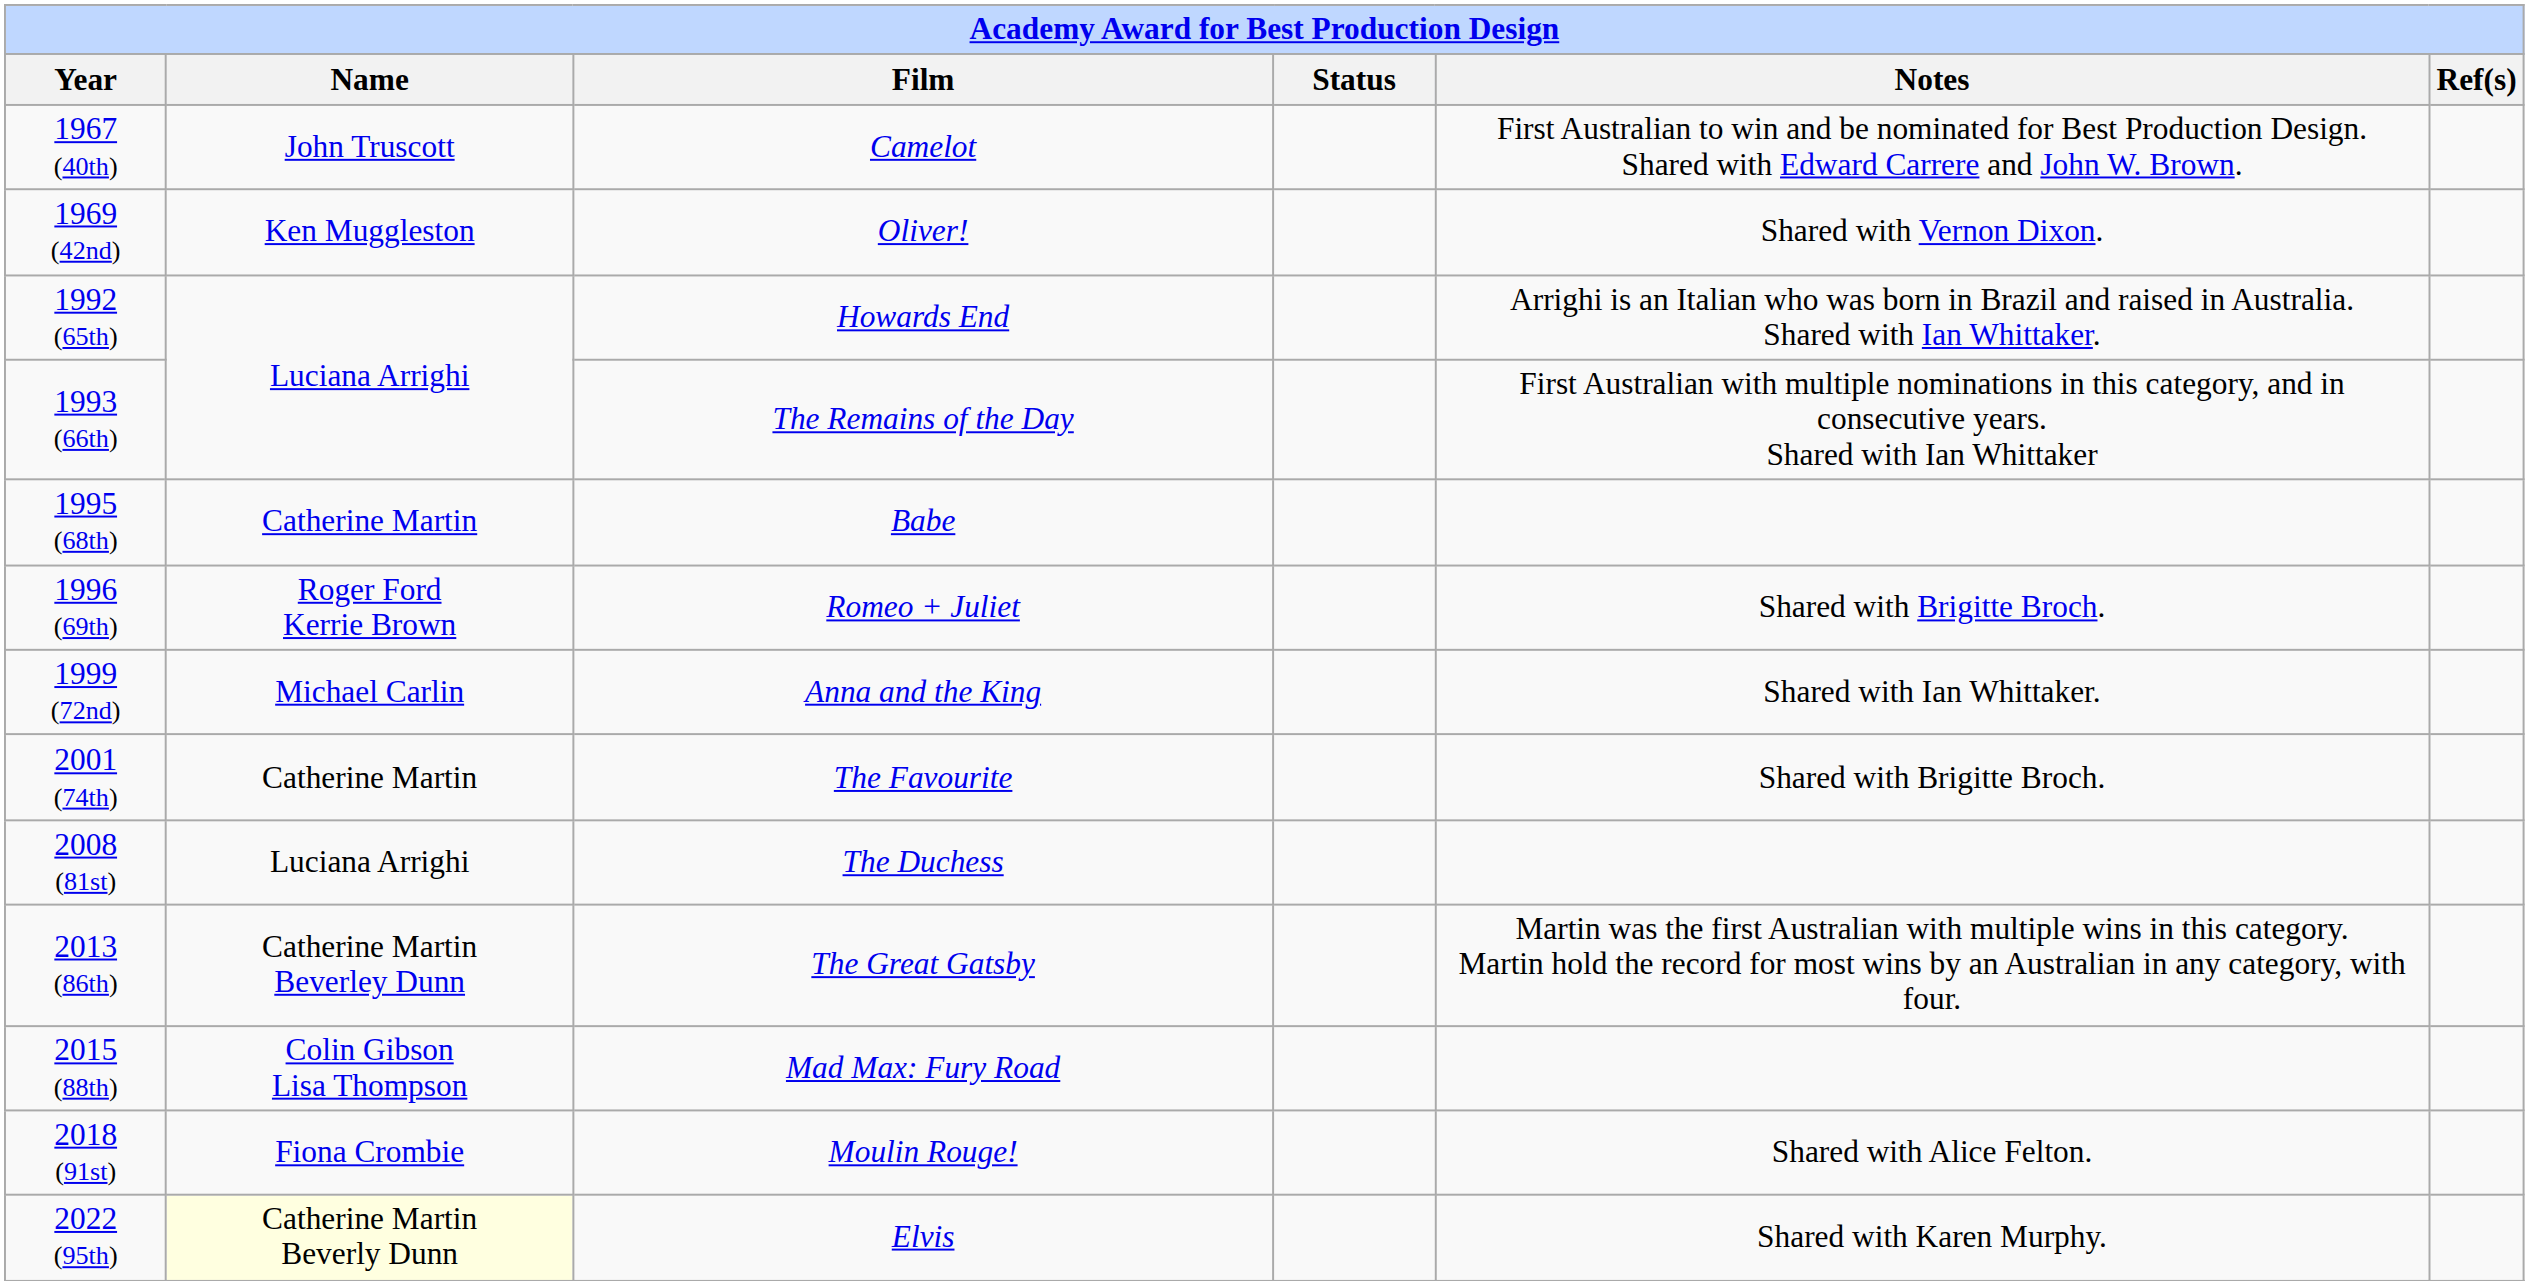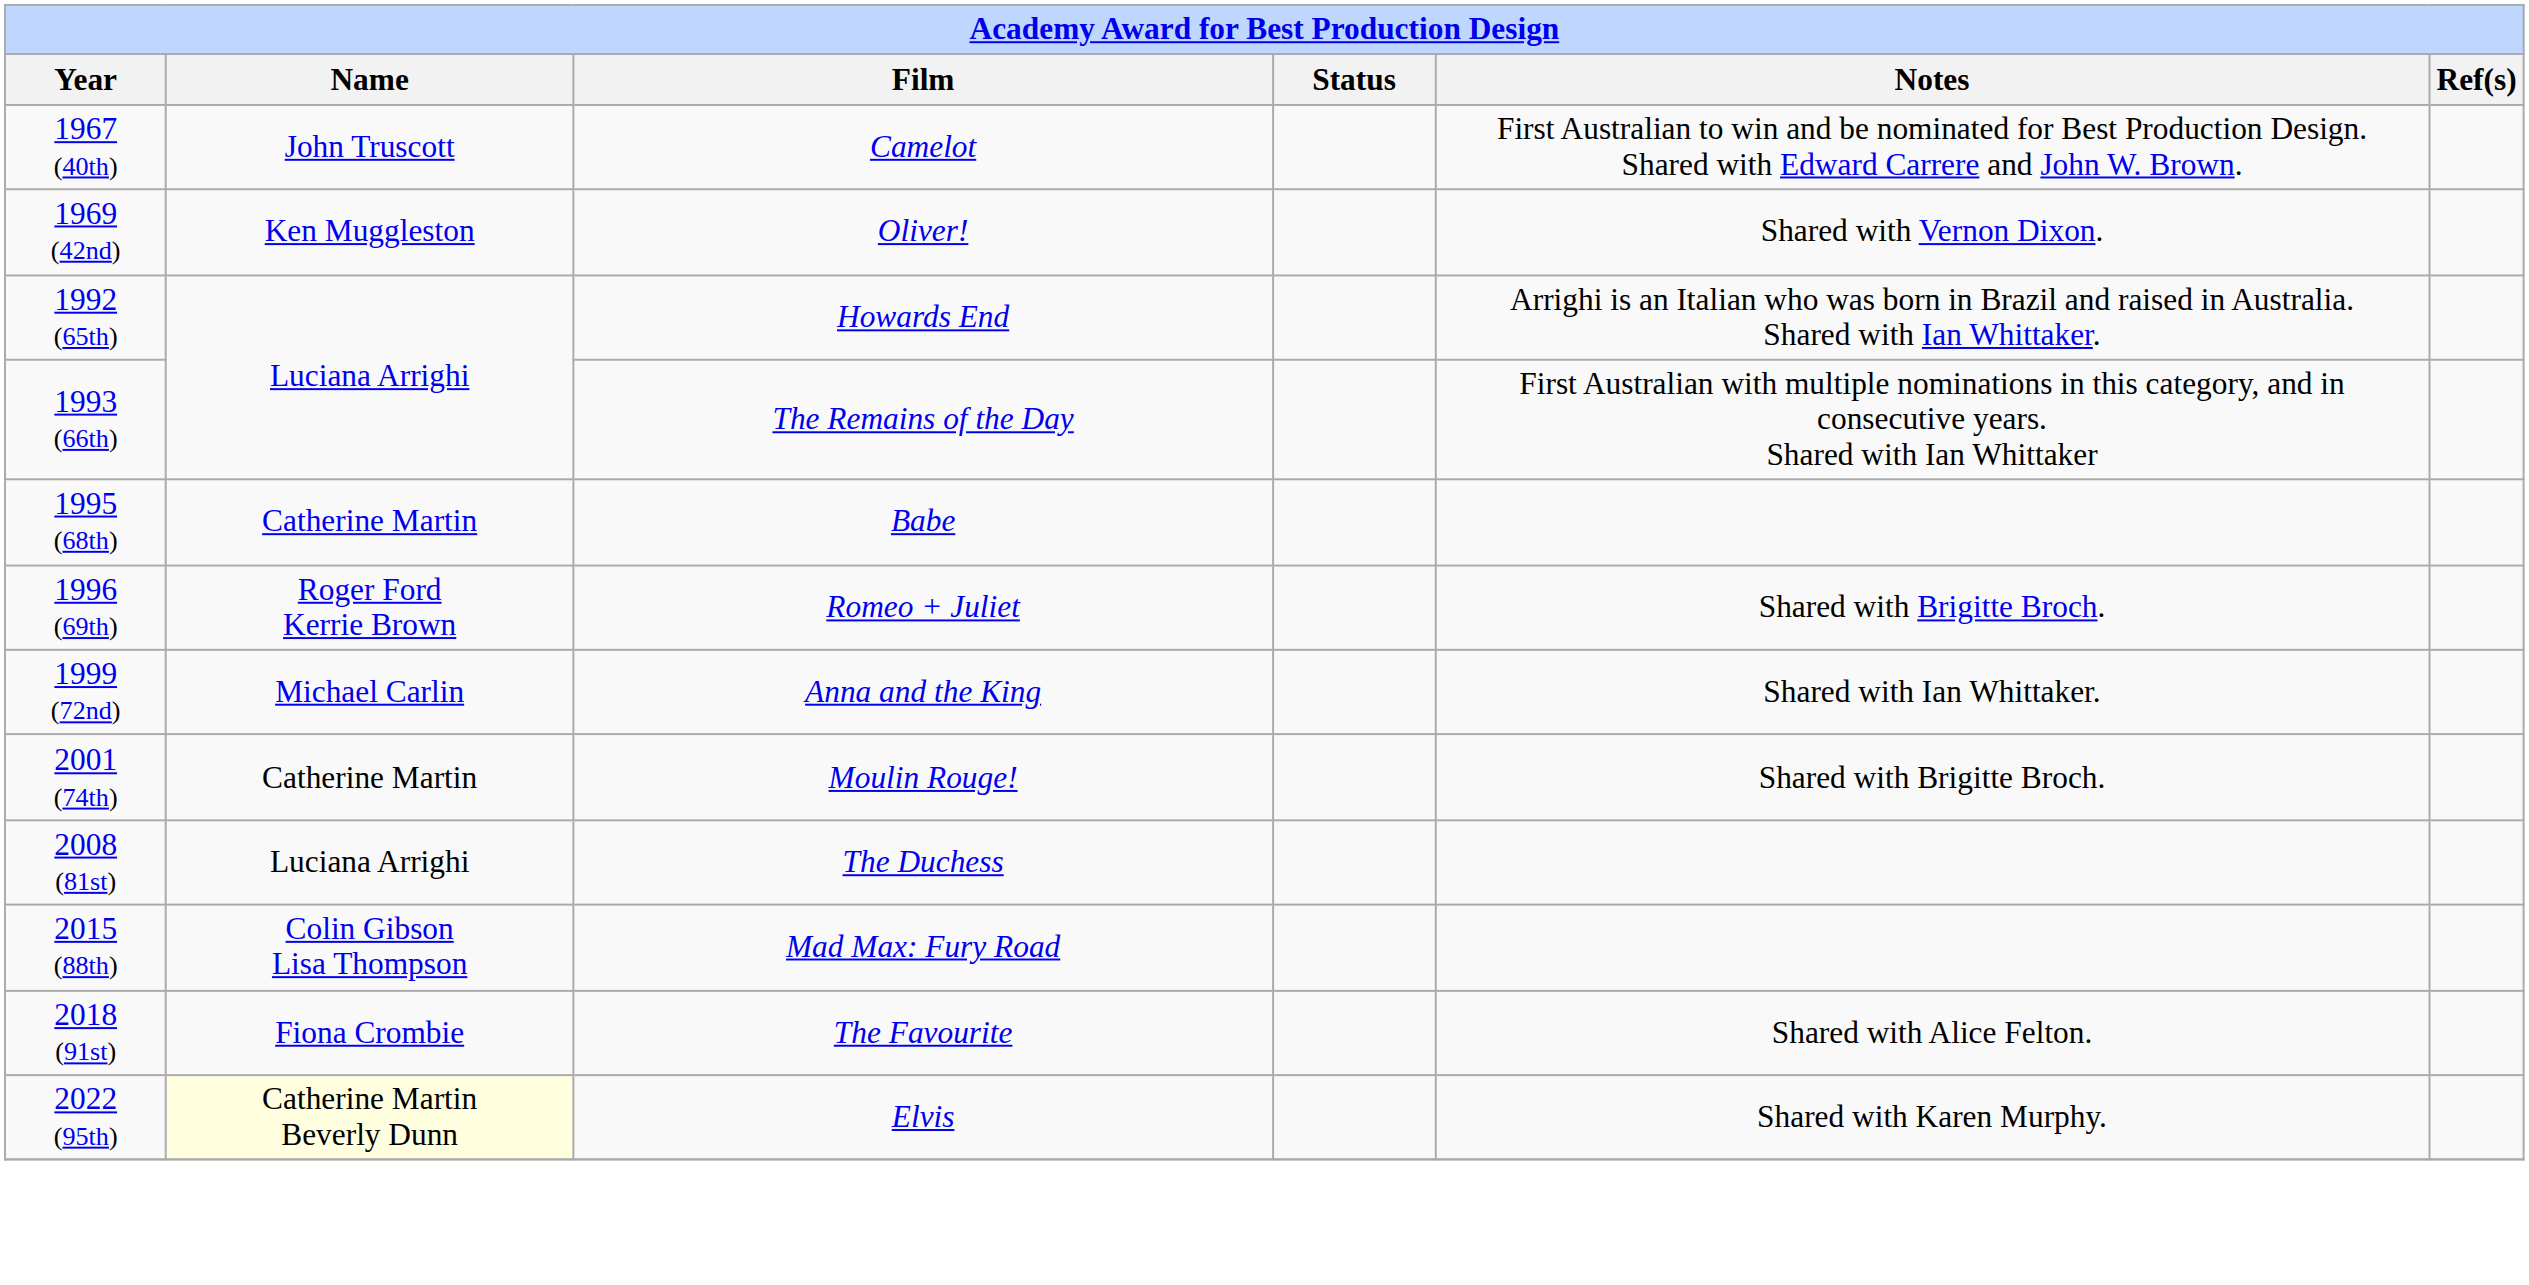(923, 776) The Favourite -> (923, 776) Moulin Rouge!
- row: (86, 964)
(923, 1152) Moulin Rouge! -> (923, 1031) The Favourite
